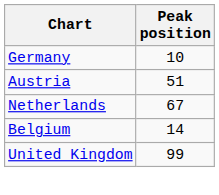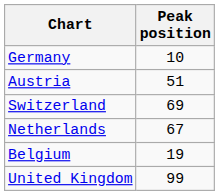+ row: (57, 106)
(175, 130) 14 -> (175, 155) 19
